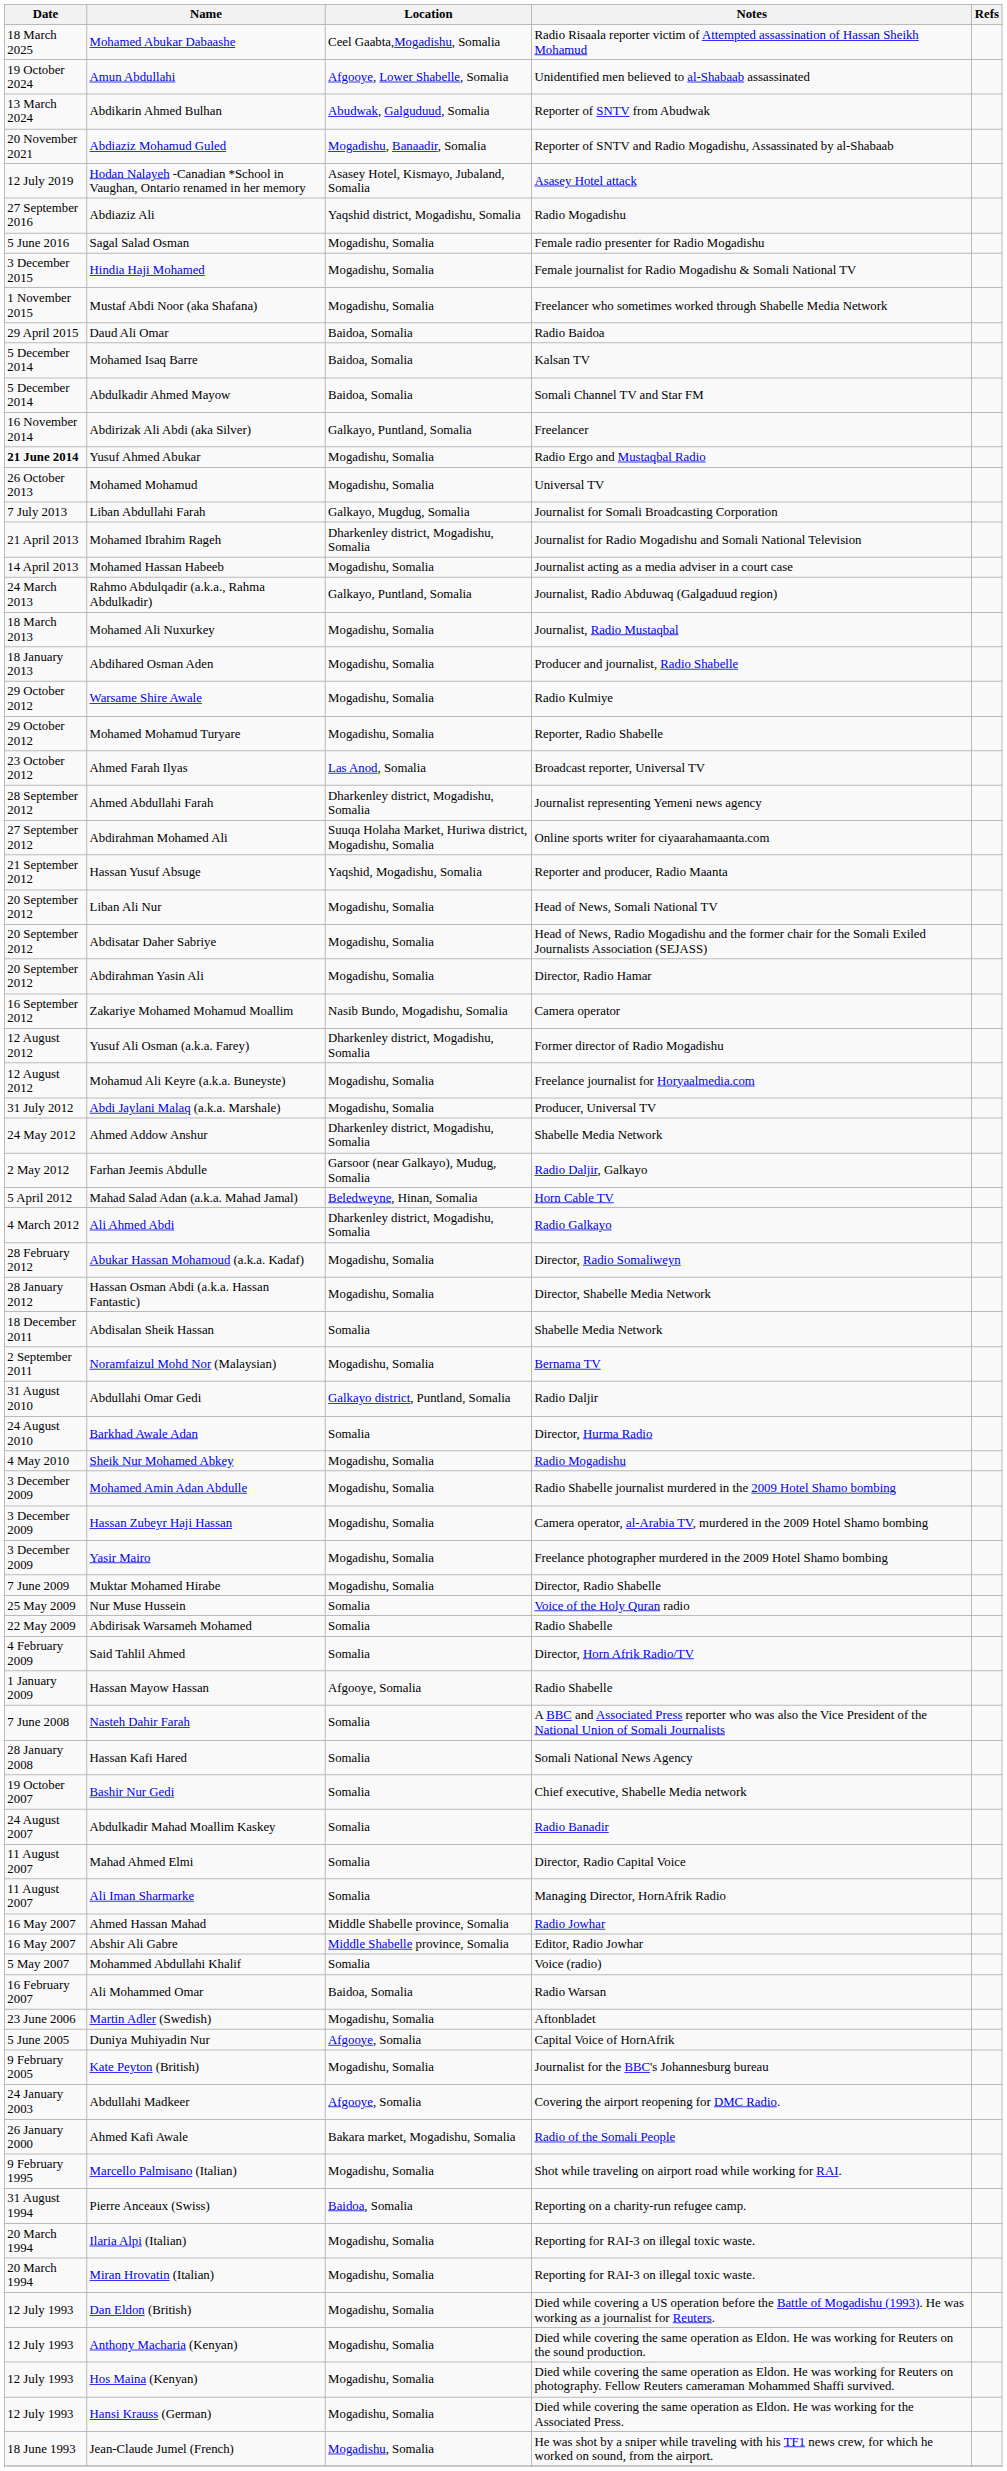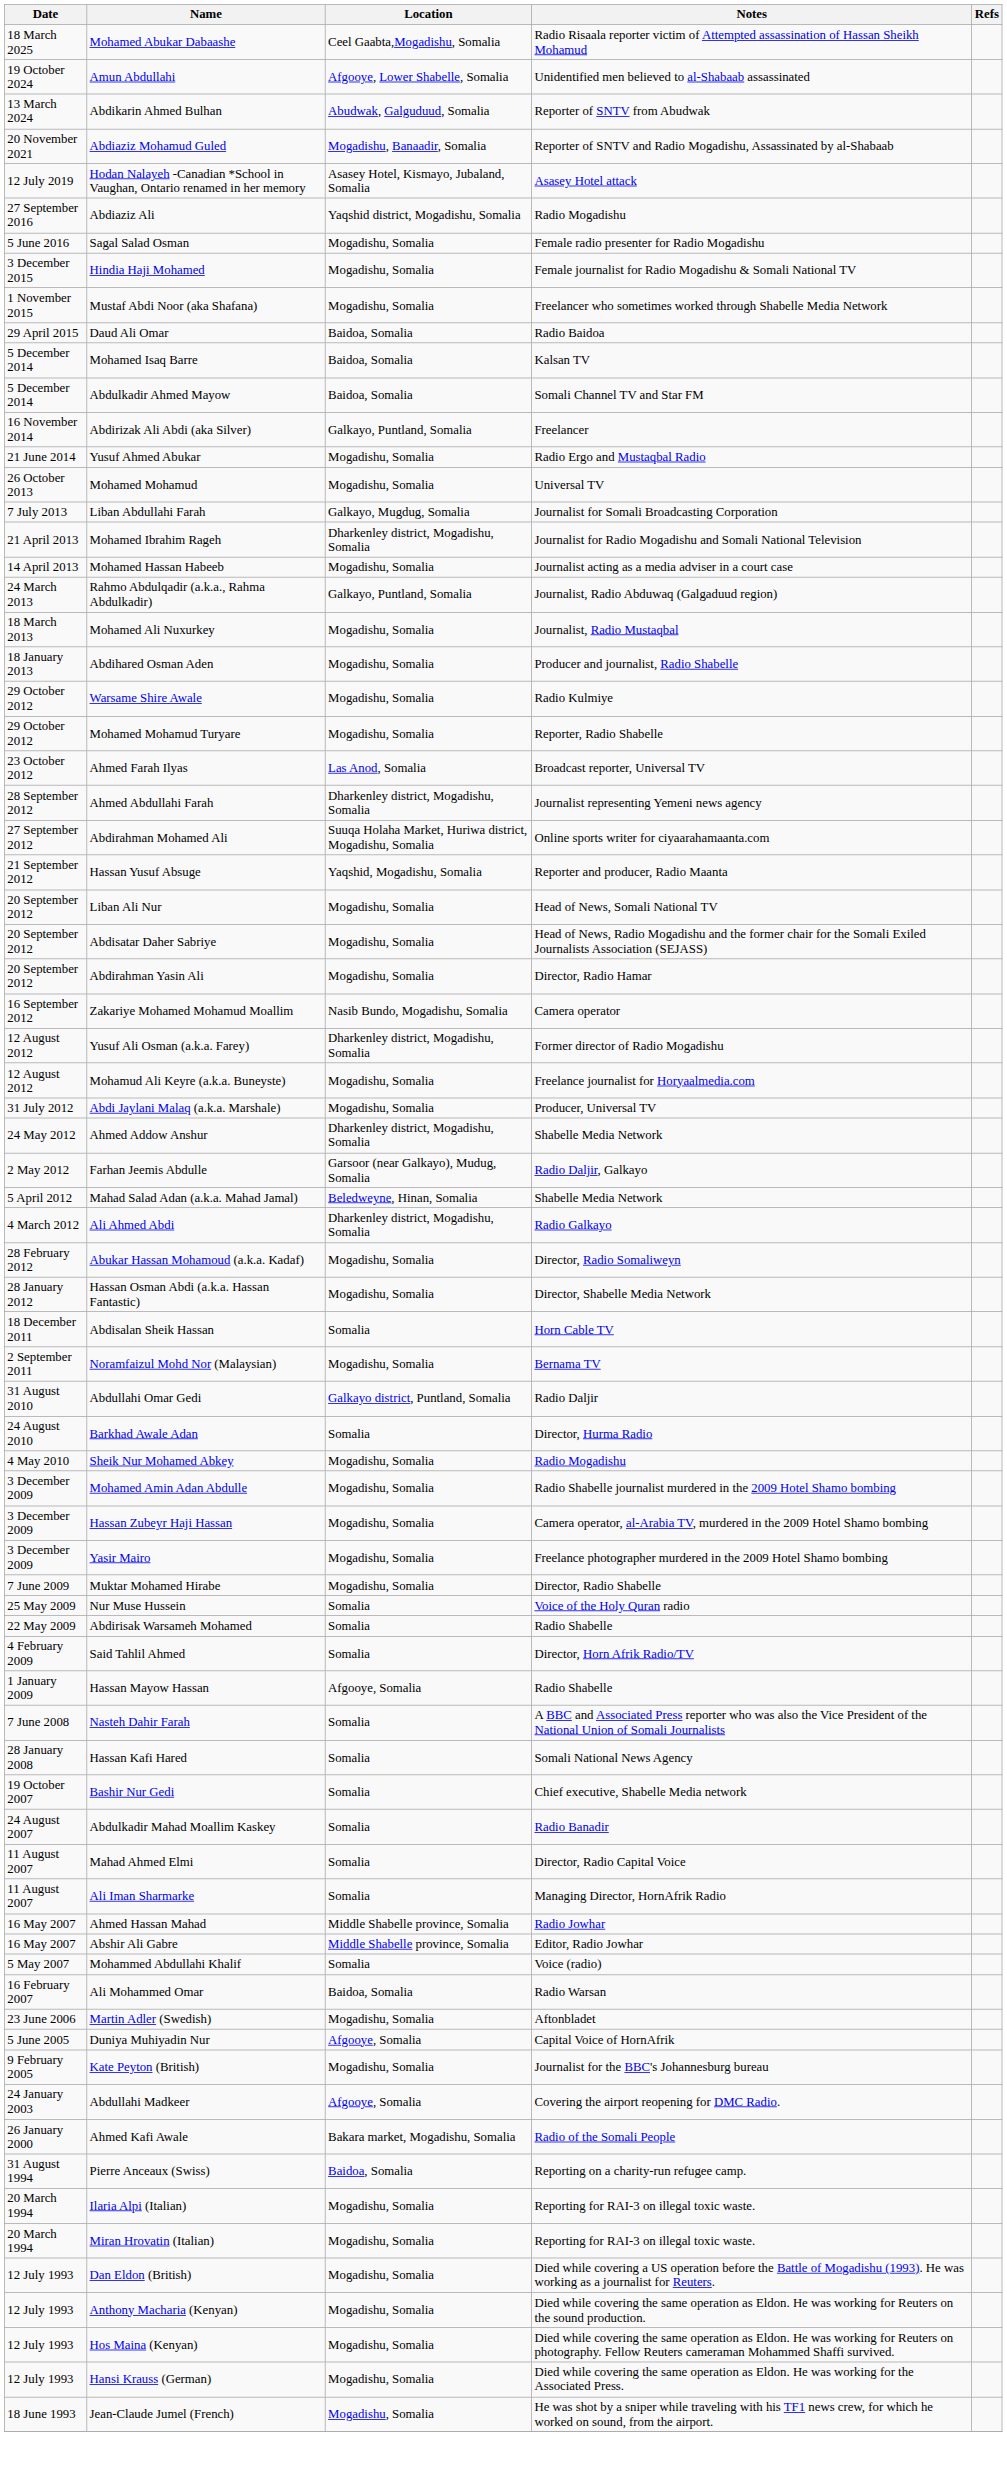(43, 457) bold -> (41, 457) normal
(574, 1197) Horn Cable TV -> (598, 1197) Shabelle Media Network
(598, 1329) Shabelle Media Network -> (574, 1329) Horn Cable TV
- row: (163, 2171)
